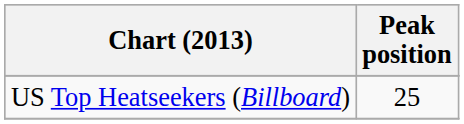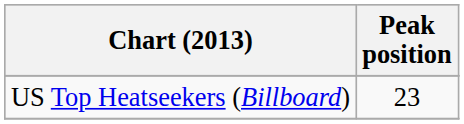(407, 97) 25 -> (407, 97) 23
